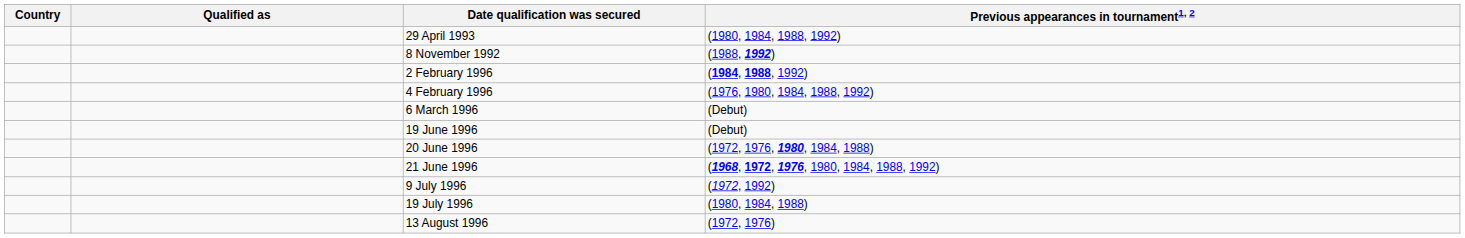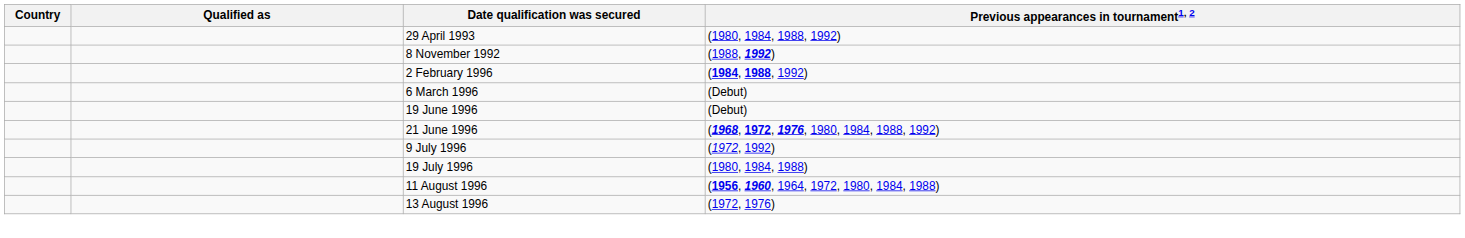- row: (449, 92)
- row: (442, 148)
+ row: (446, 186)
